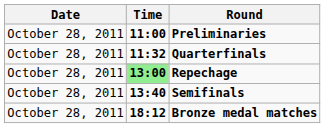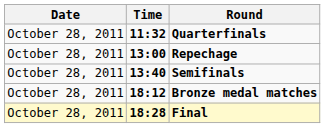- row: (219, 34)
(148, 73) lightgreen background -> (148, 54) no background
+ row: (190, 113)
